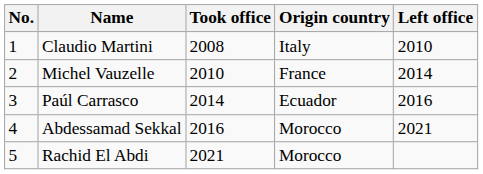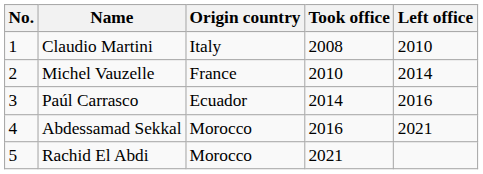columns swapped: (334, 18) <-> (230, 18)
